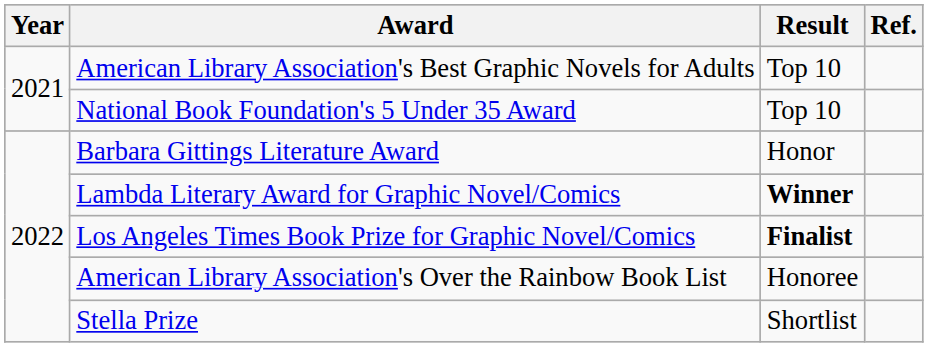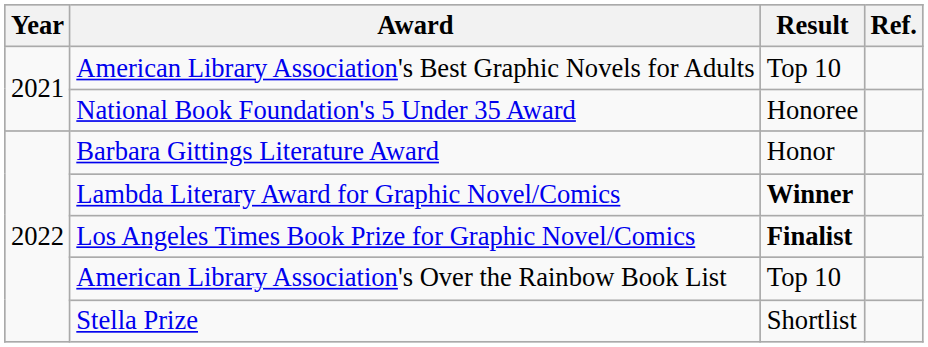(804, 109) Top 10 -> (813, 109) Honoree
(813, 278) Honoree -> (804, 278) Top 10
